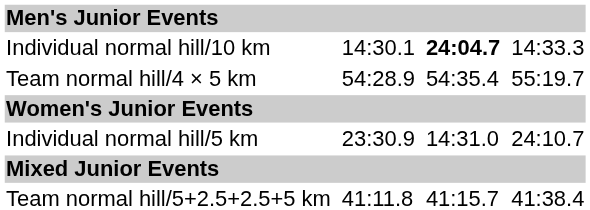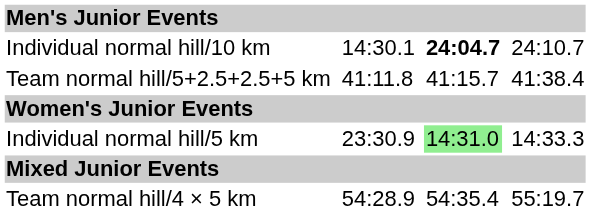(548, 48) 14:33.3 -> (548, 48) 24:10.7
rows swapped: (131, 78) <-> (168, 199)
(462, 138) no background -> (462, 138) lightgreen background
(548, 138) 24:10.7 -> (548, 138) 14:33.3
